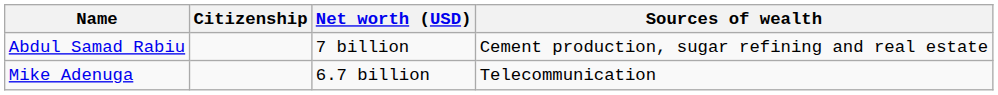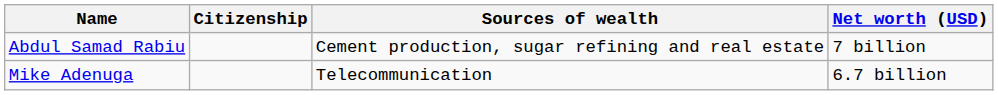columns swapped: (394, 19) <-> (734, 19)
